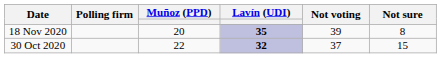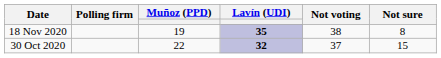(179, 32) 20 -> (179, 32) 19
(336, 32) 39 -> (336, 32) 38
